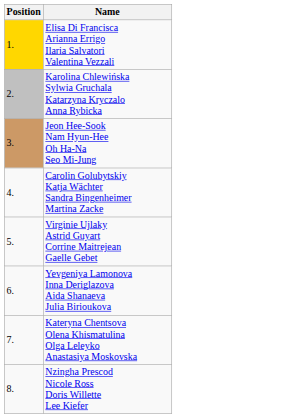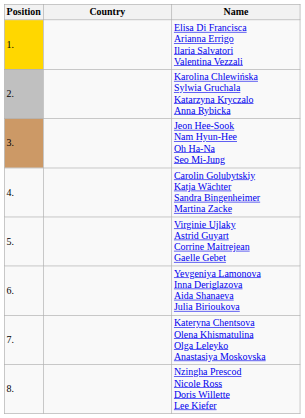+ column: (107, 12)
